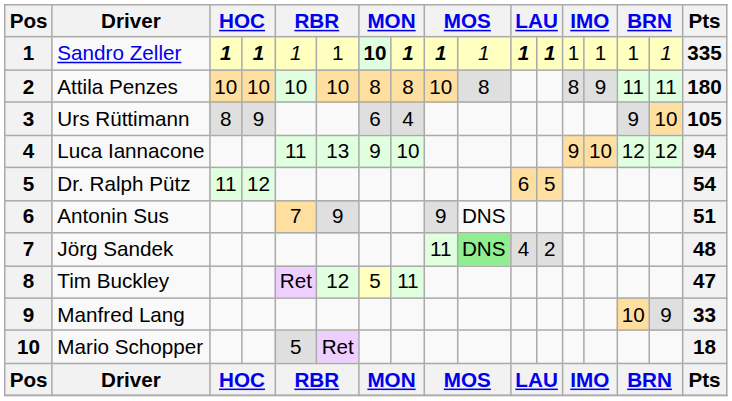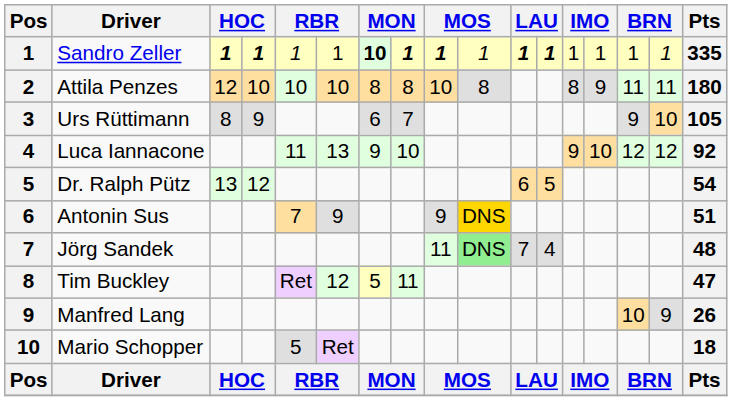(226, 86) 10 -> (226, 86) 12
(408, 118) 4 -> (408, 118) 7
(704, 151) 94 -> (704, 151) 92
(226, 184) 11 -> (226, 184) 13
(484, 216) no background -> (484, 216) gold background
(524, 249) 4 -> (524, 249) 7
(550, 249) 2 -> (550, 249) 4
(704, 314) 33 -> (704, 314) 26
